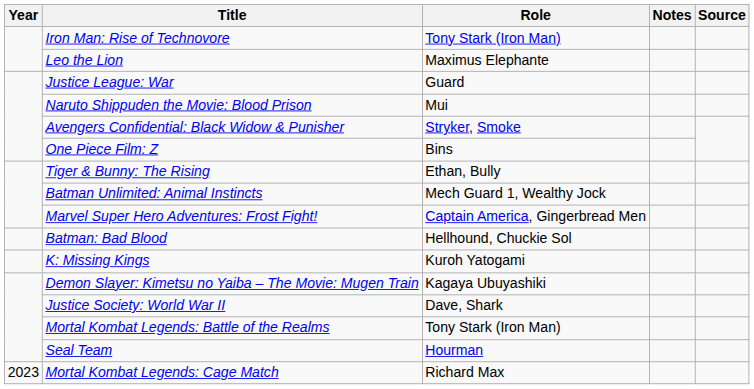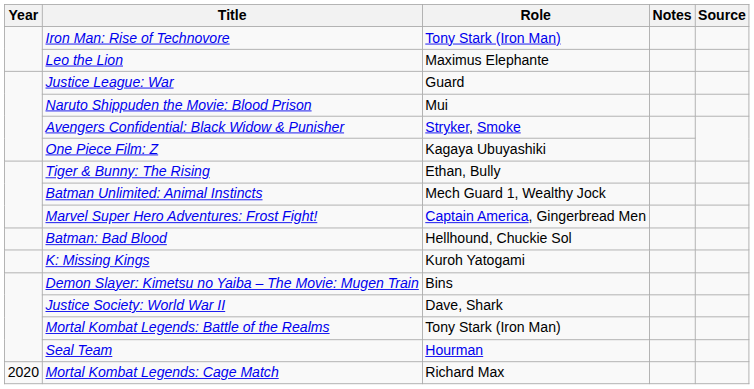(439, 149) Bins -> (486, 149) Kagaya Ubuyashiki
(486, 283) Kagaya Ubuyashiki -> (439, 283) Bins
(23, 372) 2023 -> (23, 372) 2020
